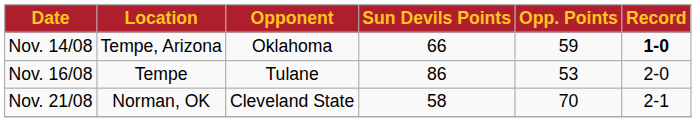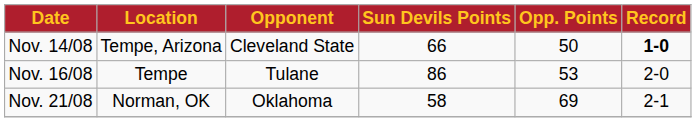(292, 46) Oklahoma -> (292, 46) Cleveland State
(568, 46) 59 -> (568, 46) 50
(292, 102) Cleveland State -> (292, 102) Oklahoma
(568, 102) 70 -> (568, 102) 69
